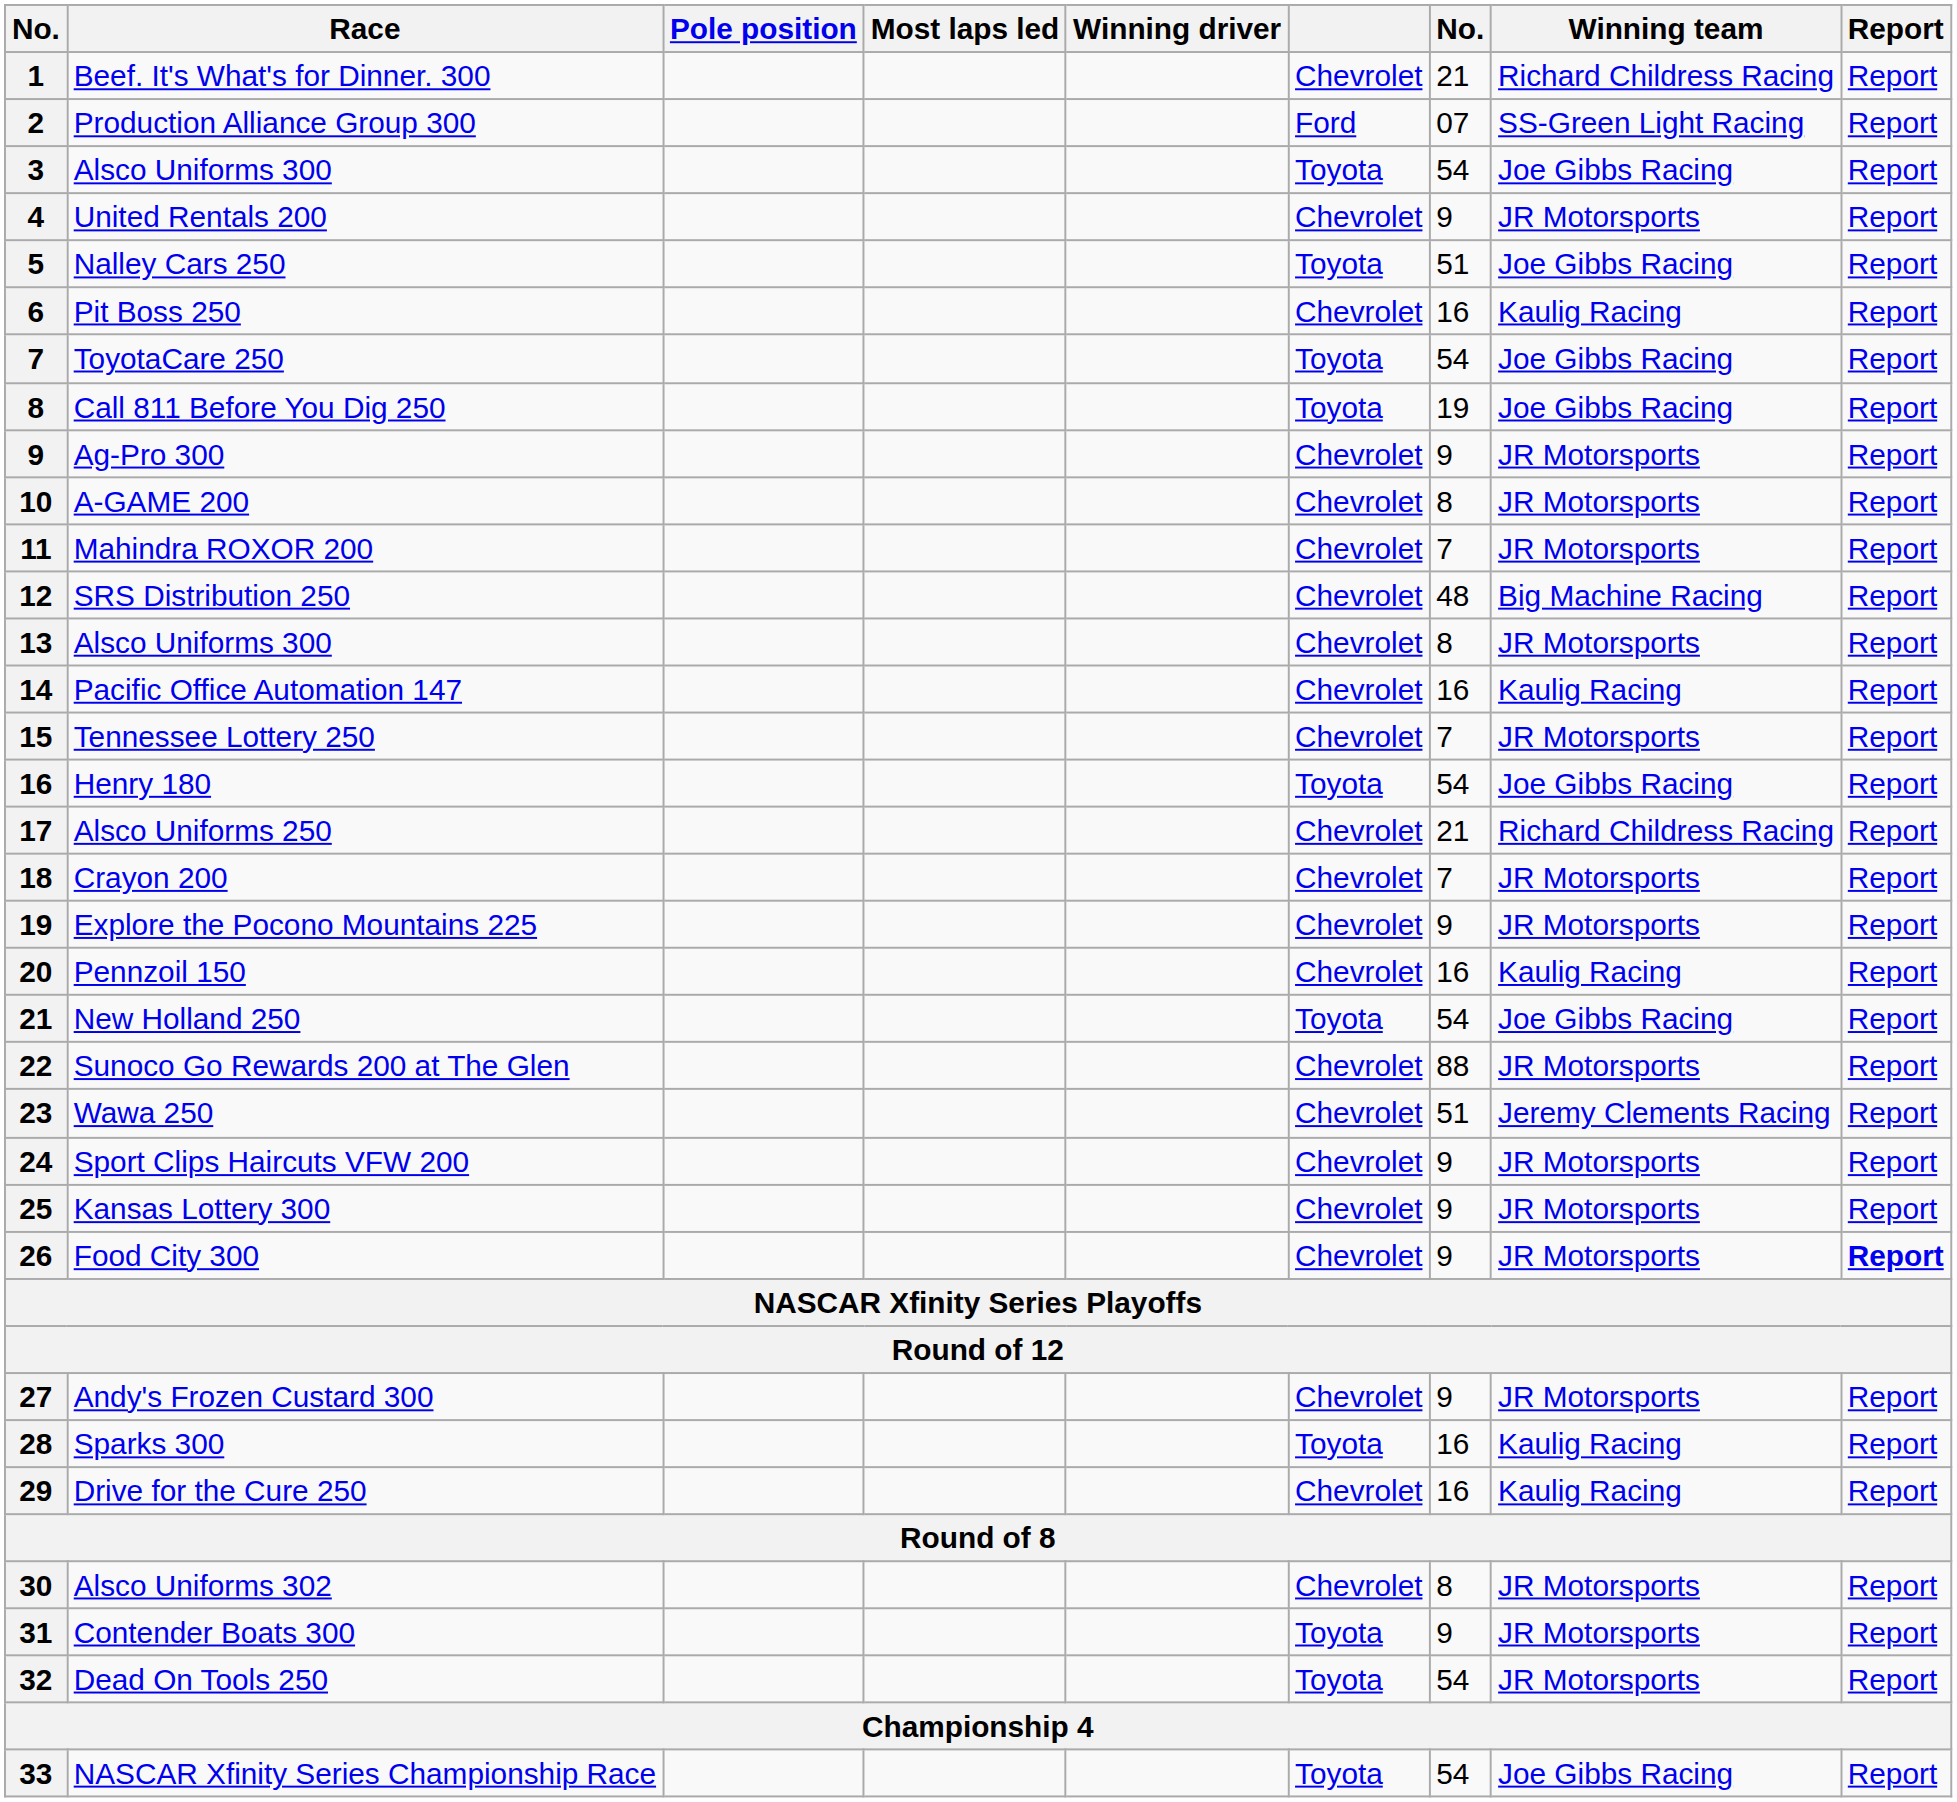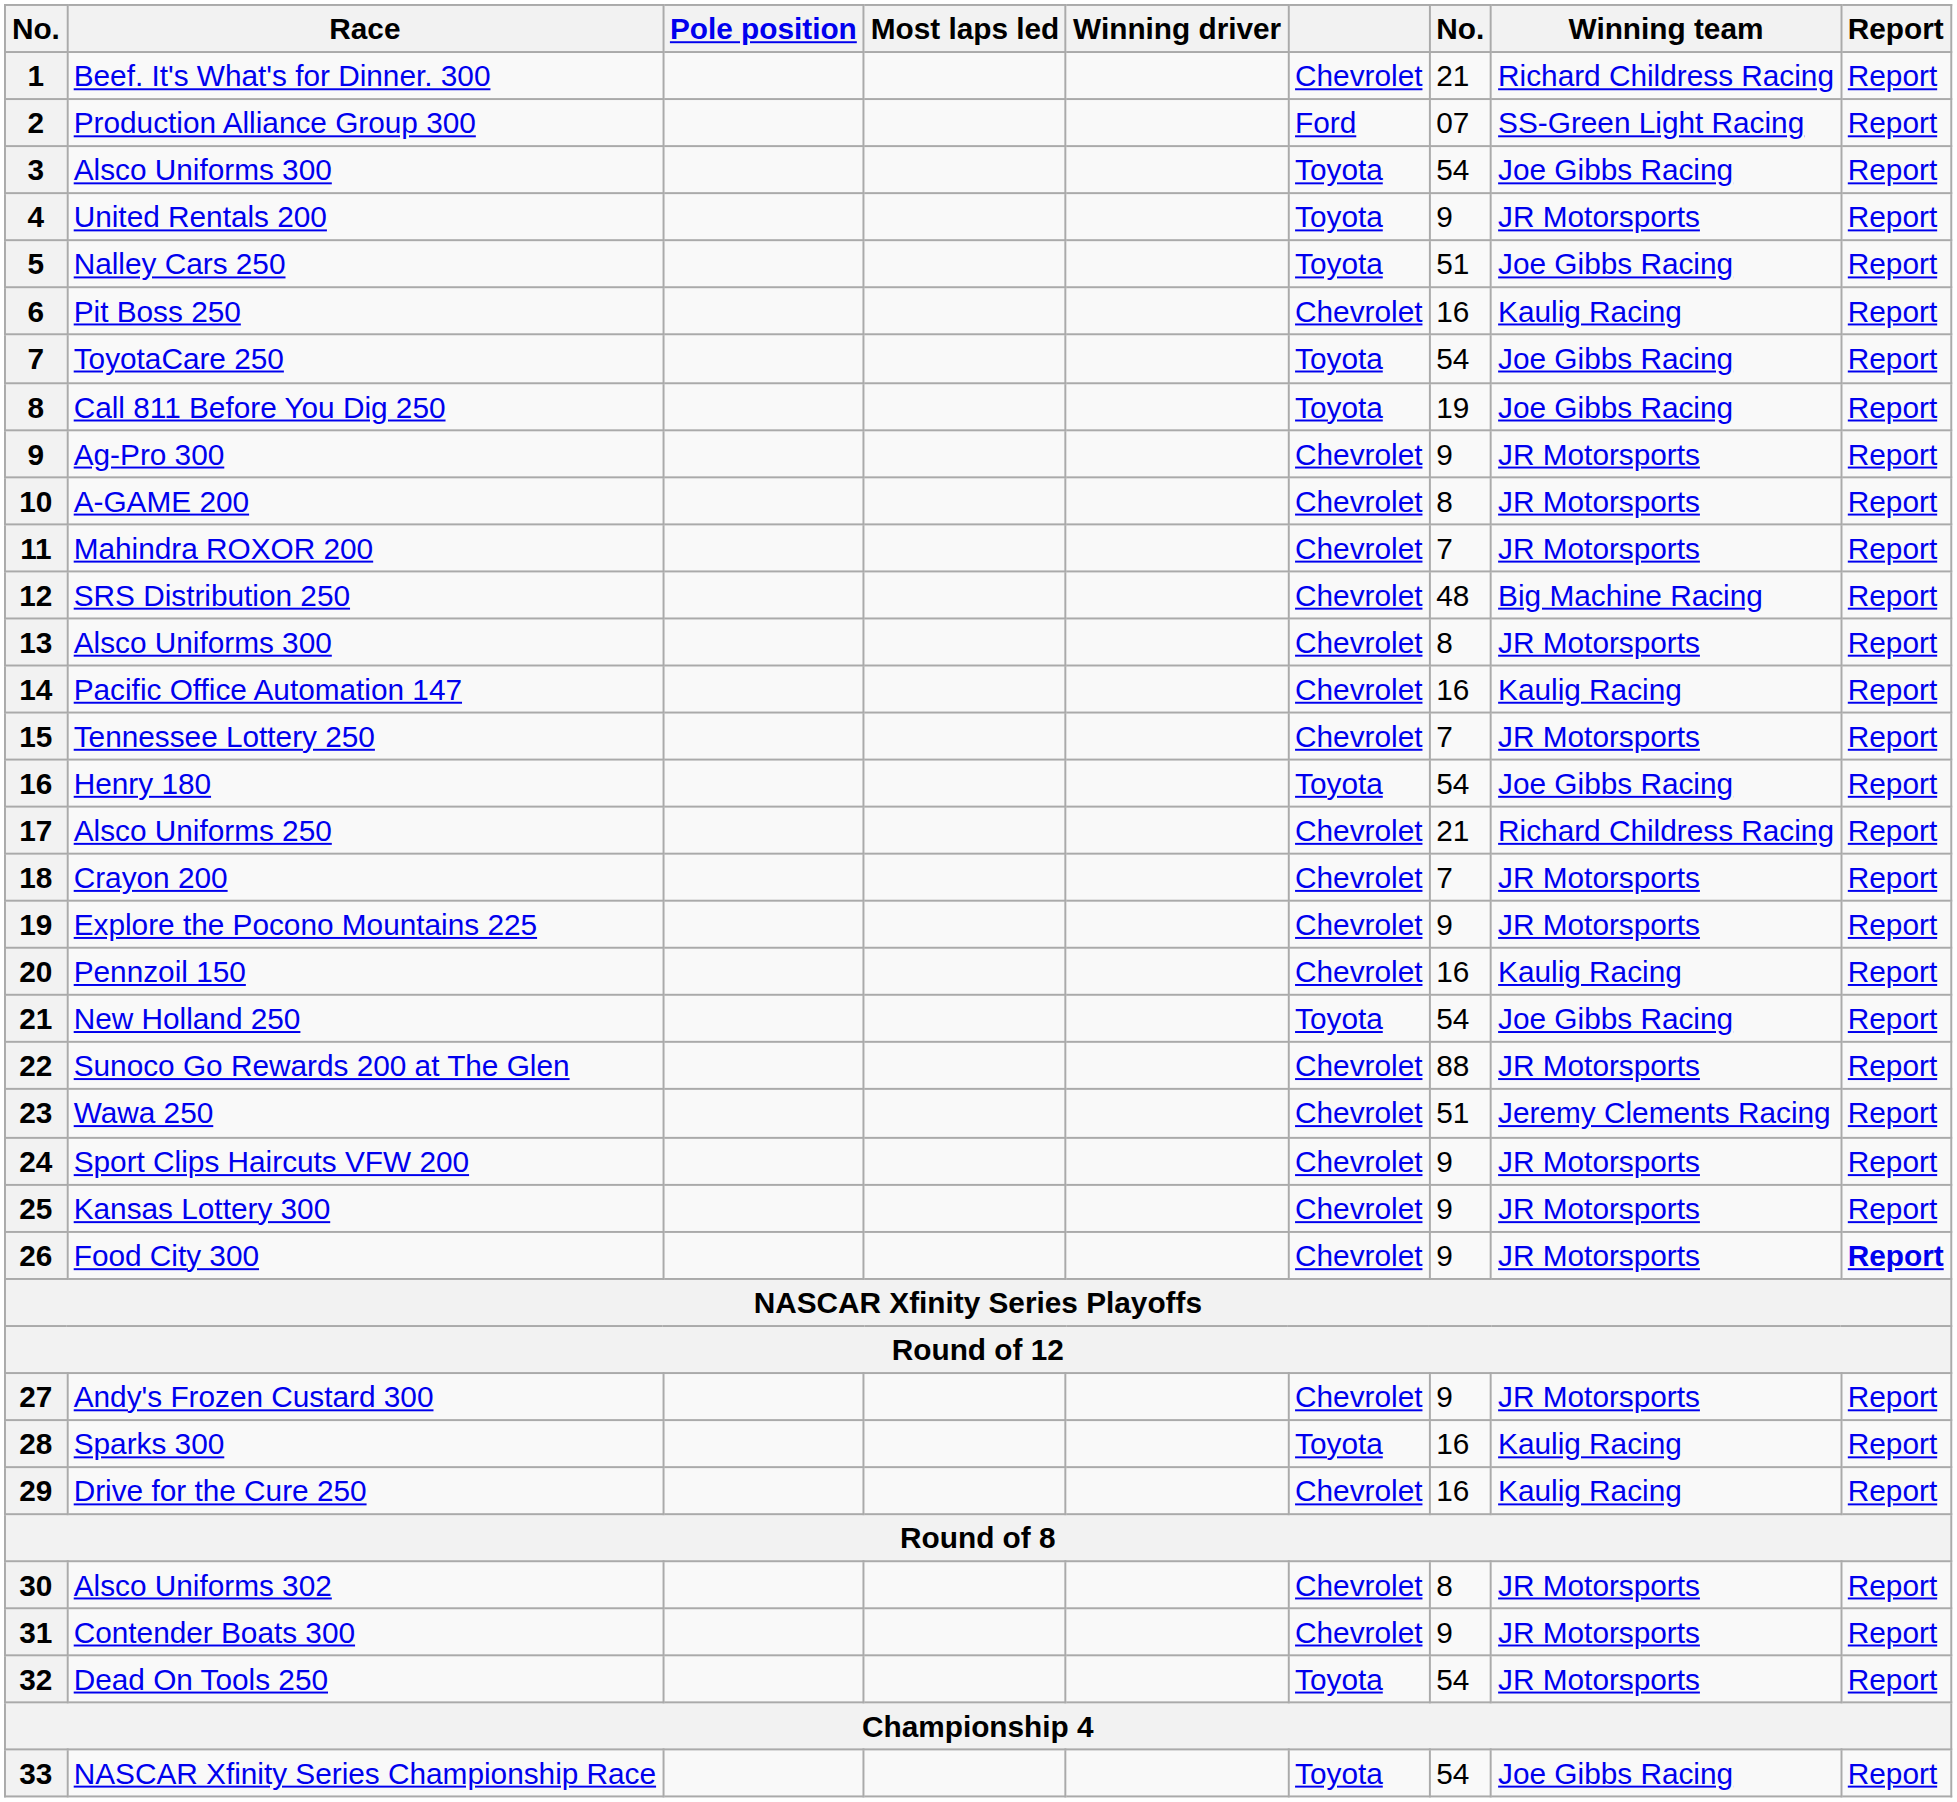(1359, 217) Chevrolet -> (1339, 217) Toyota
(1339, 1632) Toyota -> (1359, 1632) Chevrolet
